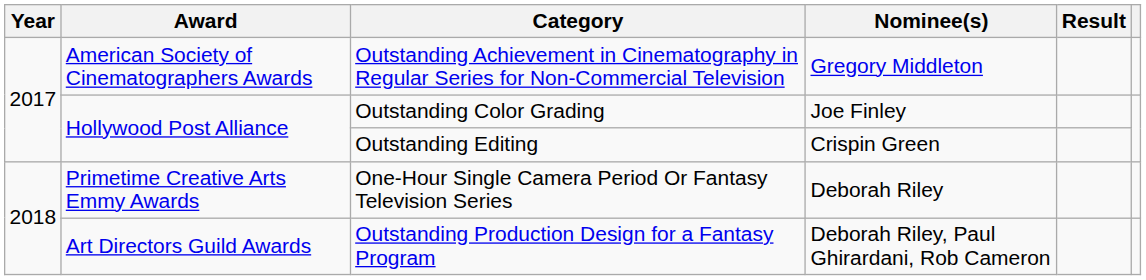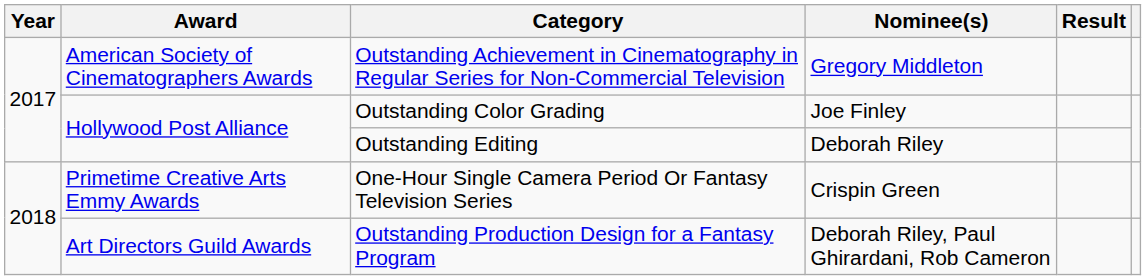(875, 144) Crispin Green -> (877, 144) Deborah Riley
(877, 189) Deborah Riley -> (875, 189) Crispin Green
